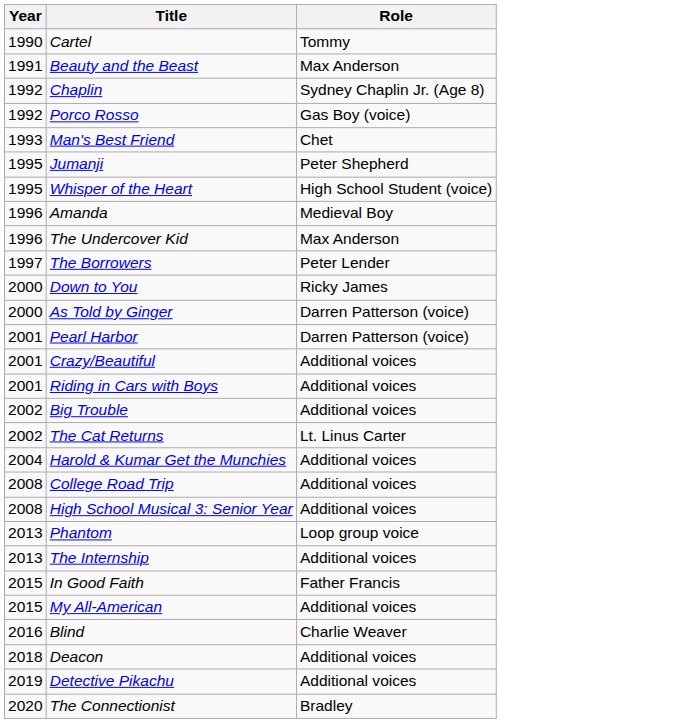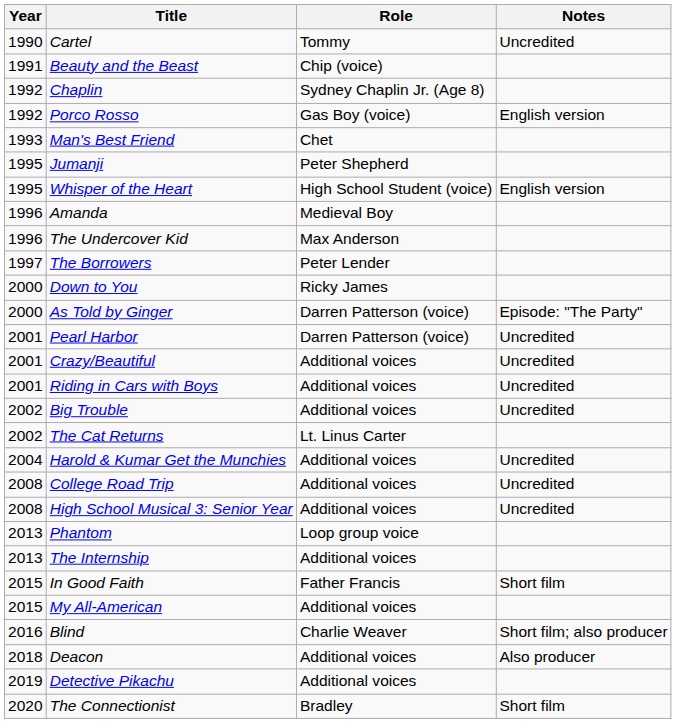+ column: (584, 16)
(350, 66) Max Anderson -> (341, 66) Chip (voice)
